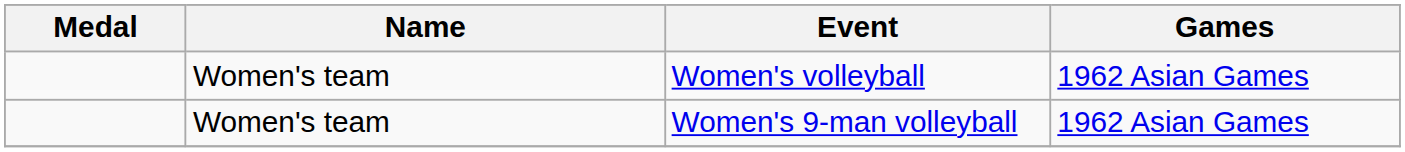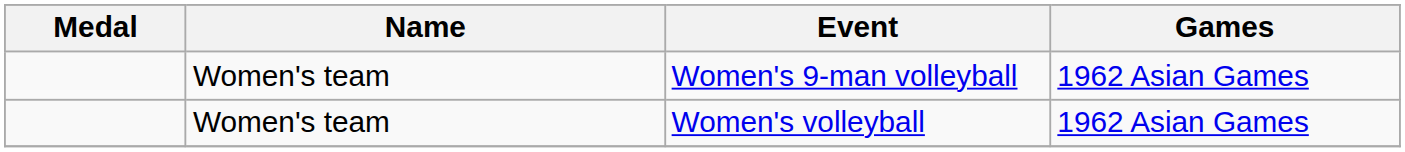rows swapped: (798, 75) <-> (845, 122)
